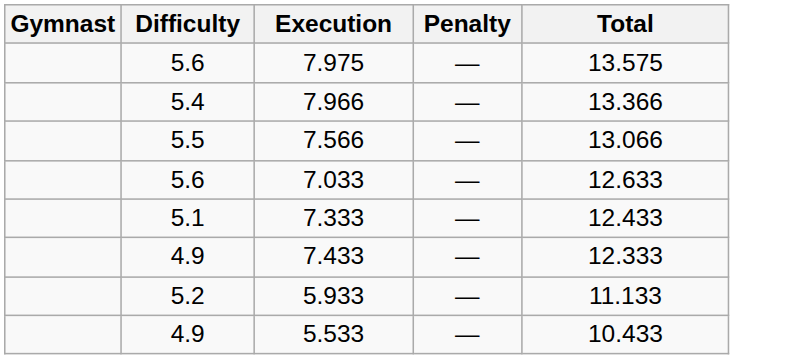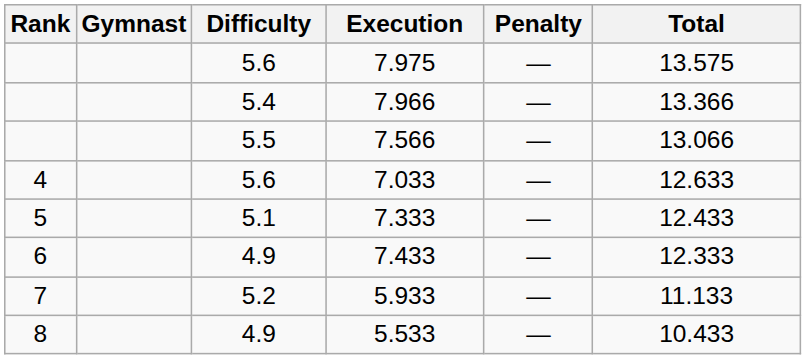+ column: (40, 23)
